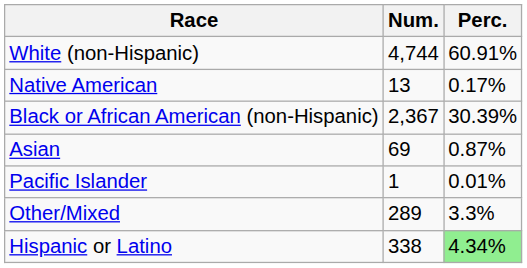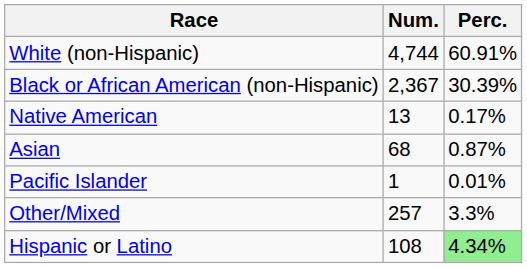rows swapped: (194, 117) <-> (83, 85)
(399, 149) 69 -> (399, 149) 68
(405, 213) 289 -> (405, 213) 257
(405, 246) 338 -> (405, 246) 108
